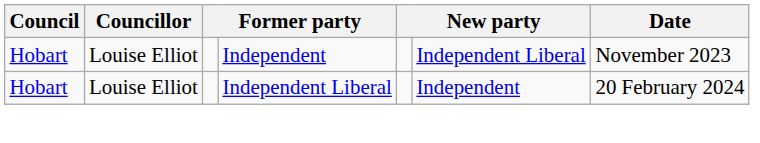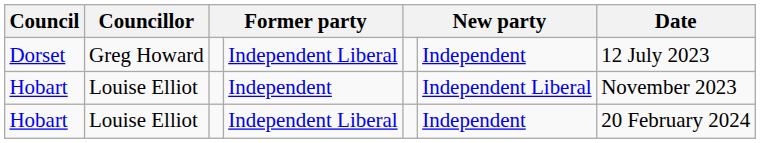+ row: (37, 54)
